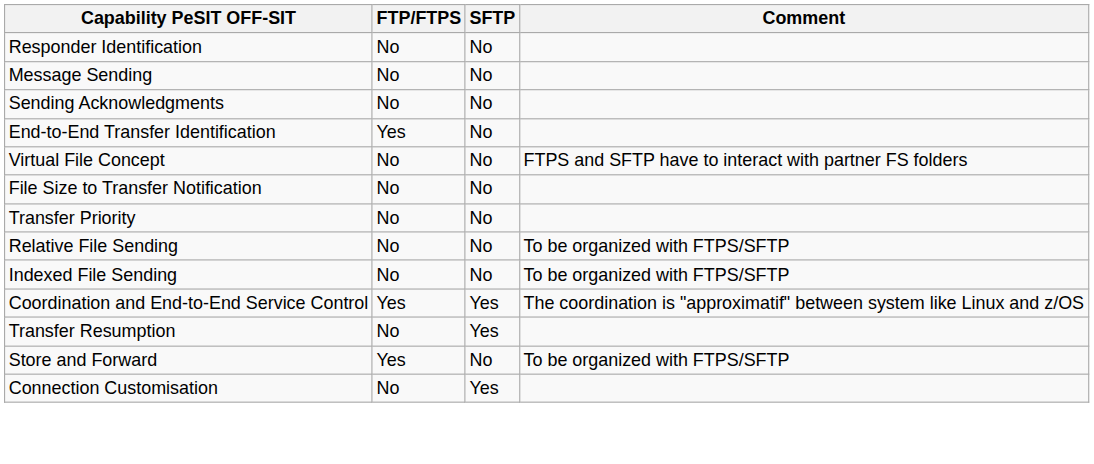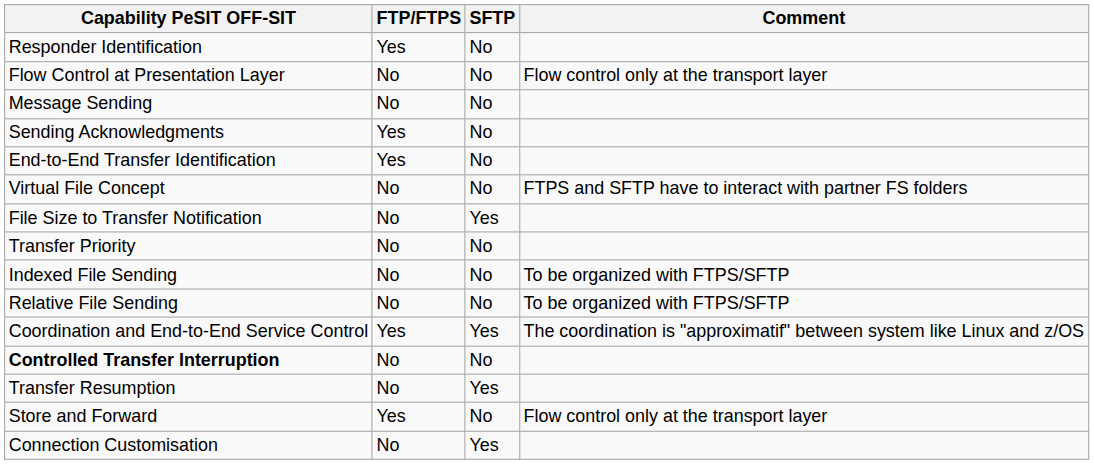(388, 47) No -> (391, 47) Yes
+ row: (147, 75)
(388, 103) No -> (391, 132) Yes
(481, 189) No -> (484, 217) Yes
rows swapped: (93, 274) <-> (93, 246)
+ row: (144, 359)
(656, 359) To be organized with FTPS/SFTP -> (675, 416) Flow control only at the transport layer
